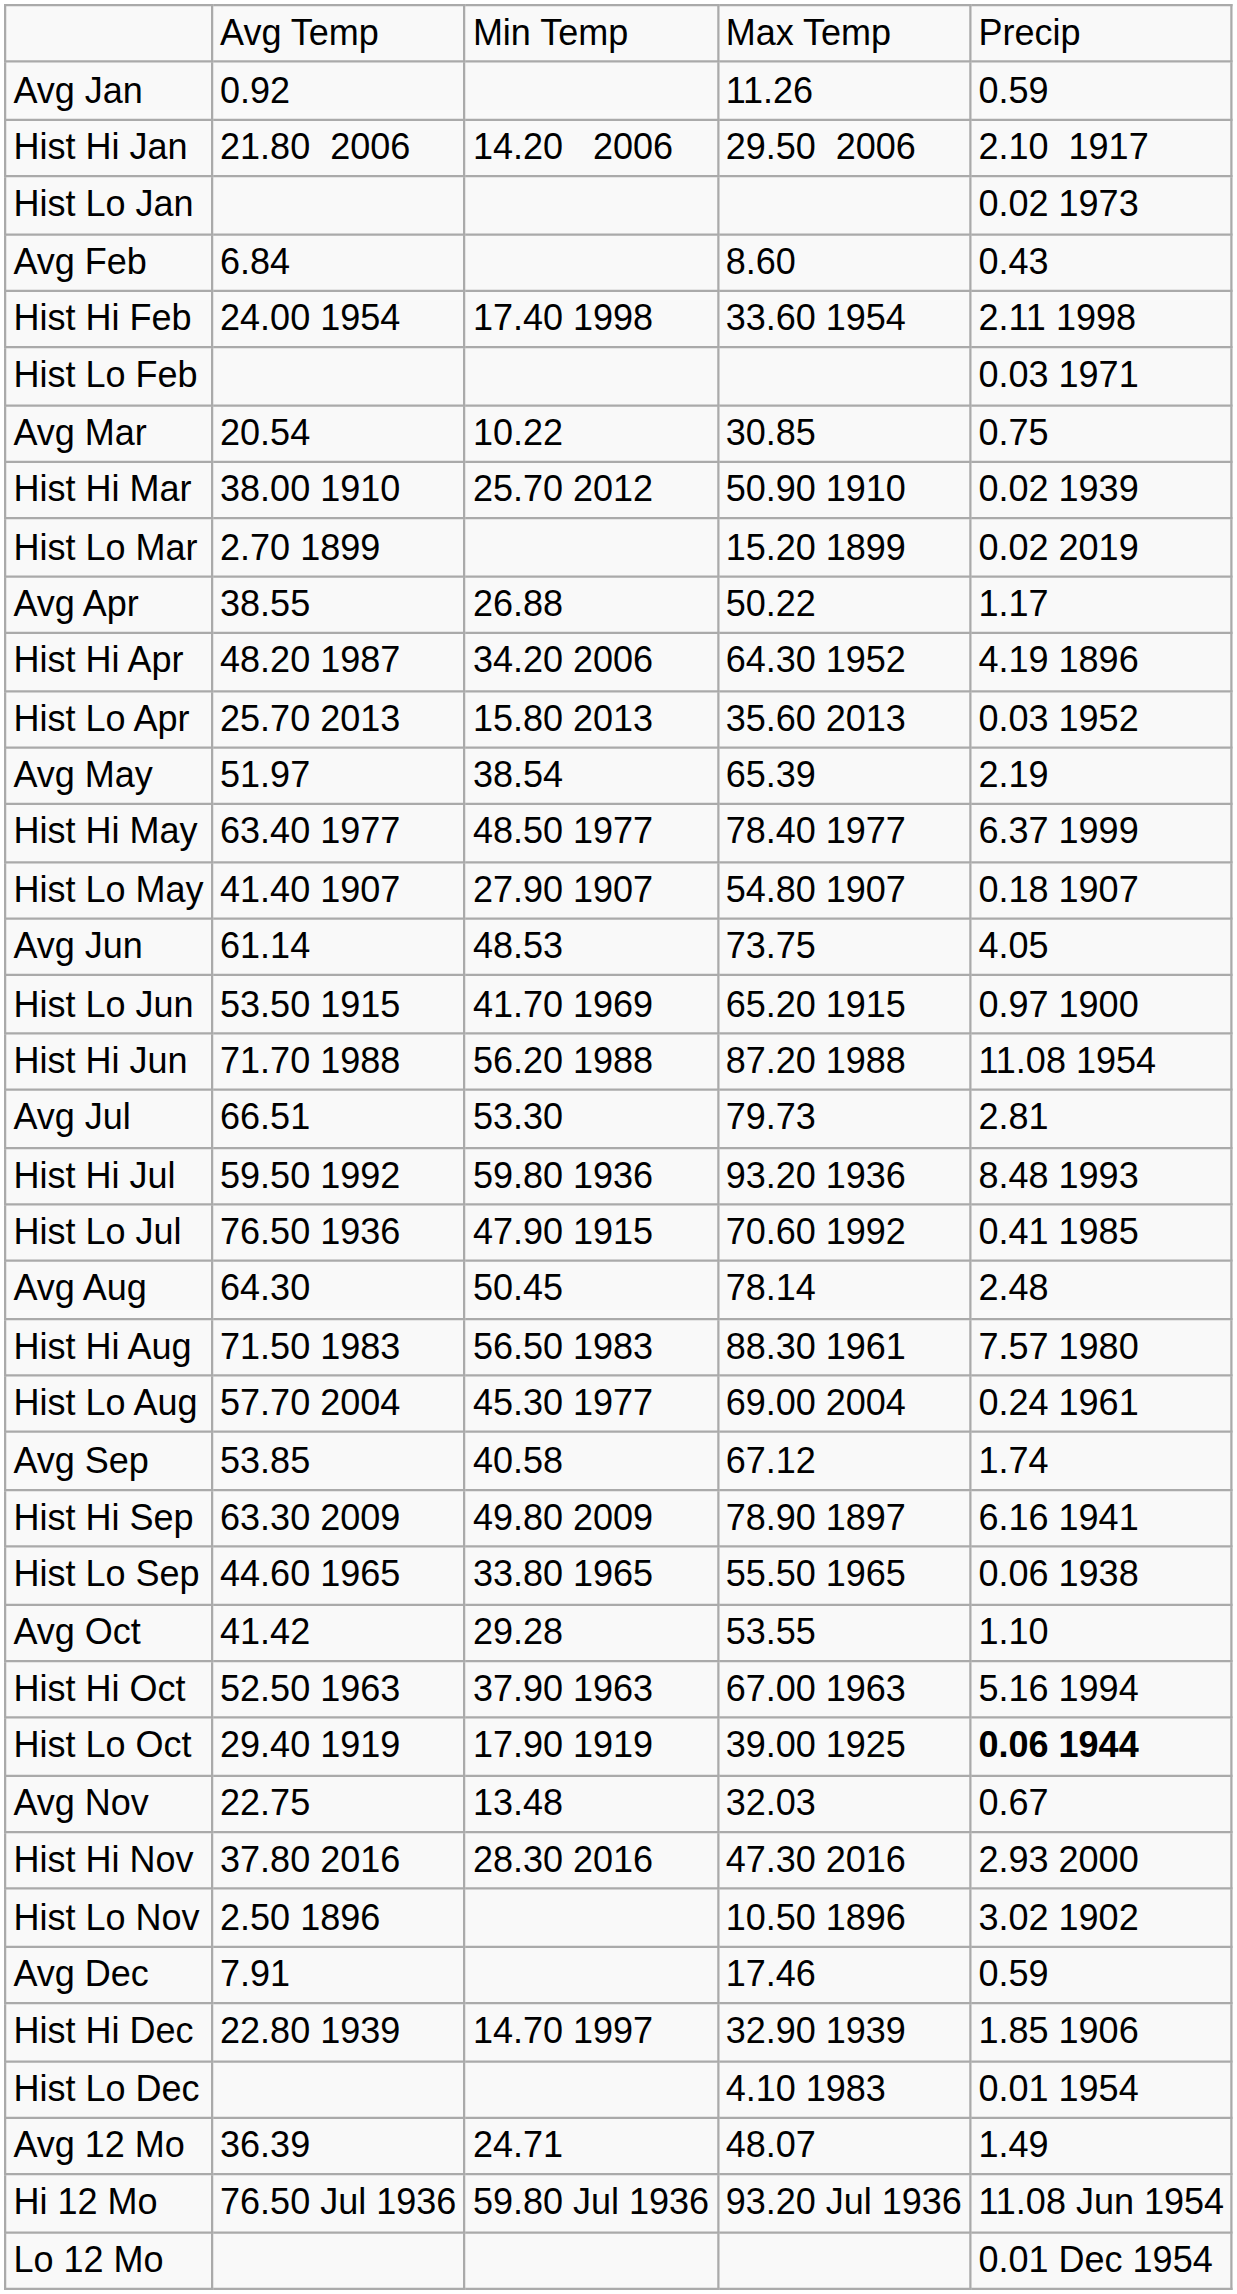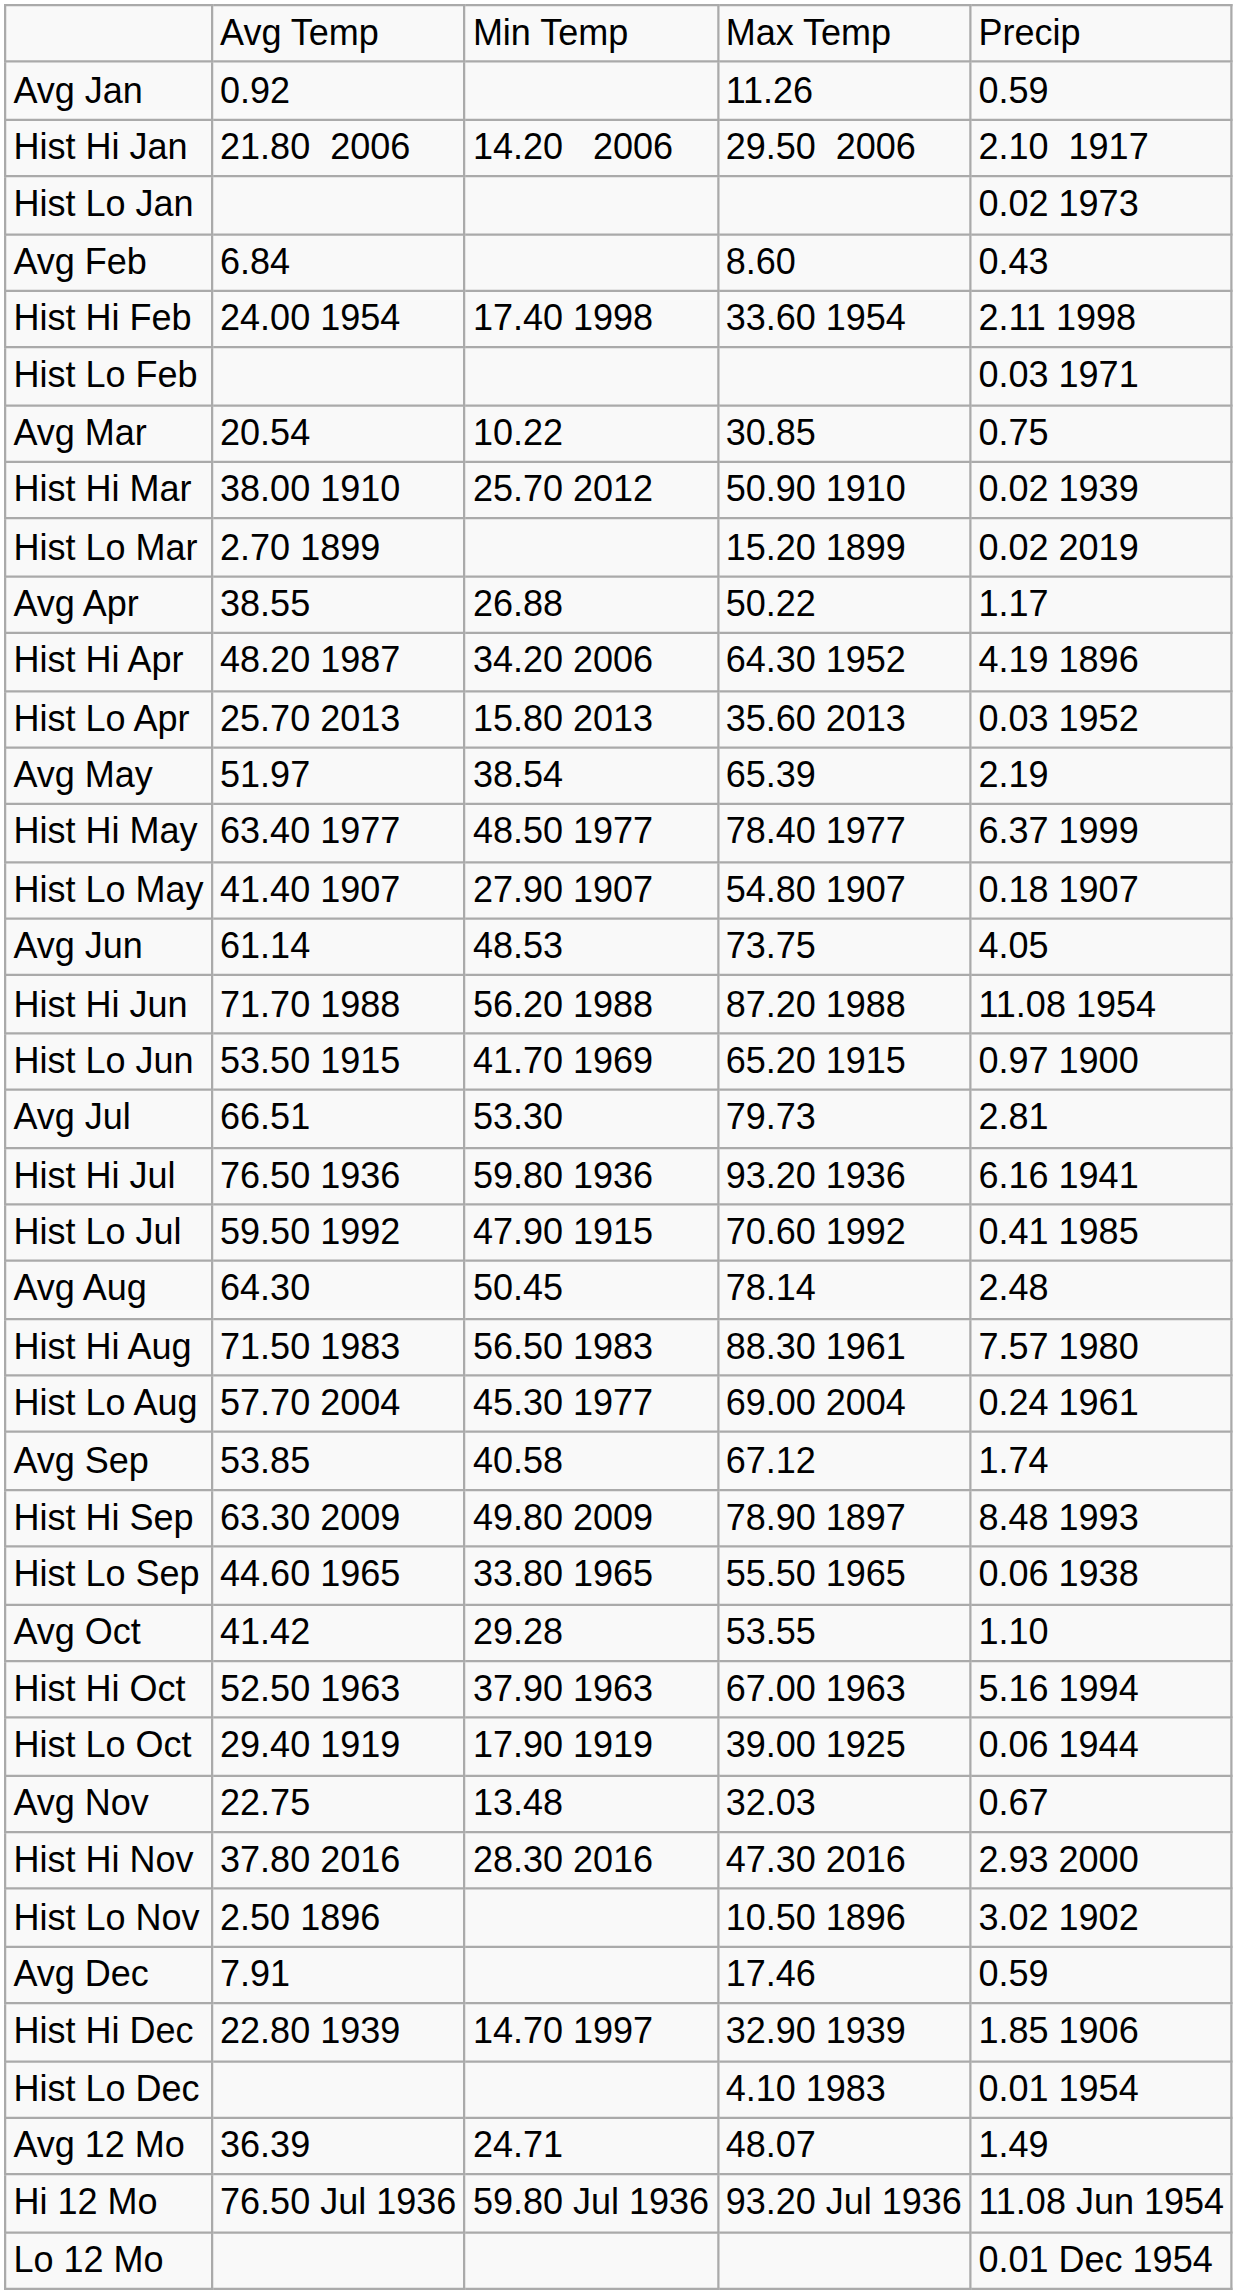rows swapped: (100, 1060) <-> (103, 1003)
(310, 1174) 59.50 1992 -> (310, 1174) 76.50 1936
(1059, 1174) 8.48 1993 -> (1059, 1174) 6.16 1941
(310, 1232) 76.50 1936 -> (310, 1232) 59.50 1992
(1059, 1517) 6.16 1941 -> (1059, 1517) 8.48 1993
(1059, 1745) bold -> (1059, 1745) normal
